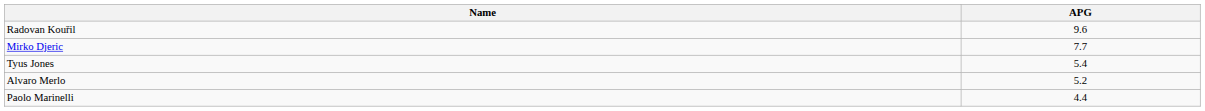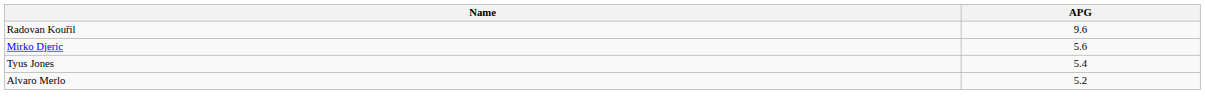(1080, 47) 7.7 -> (1080, 47) 5.6
- row: (40, 98)
